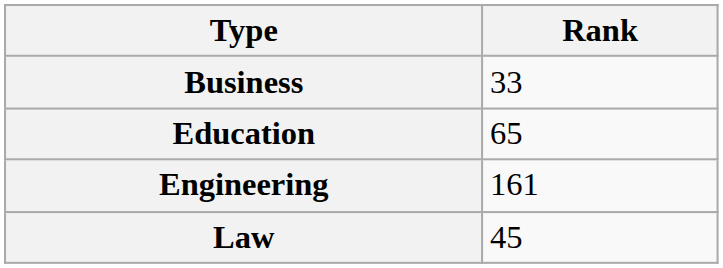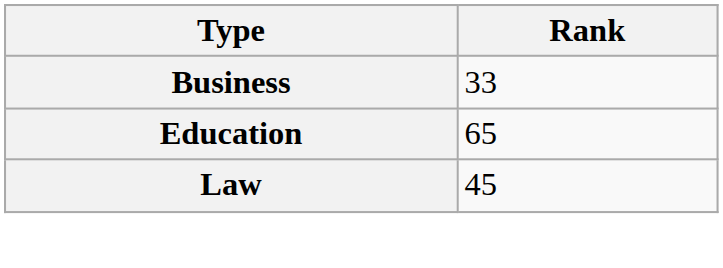- row: (244, 184)
